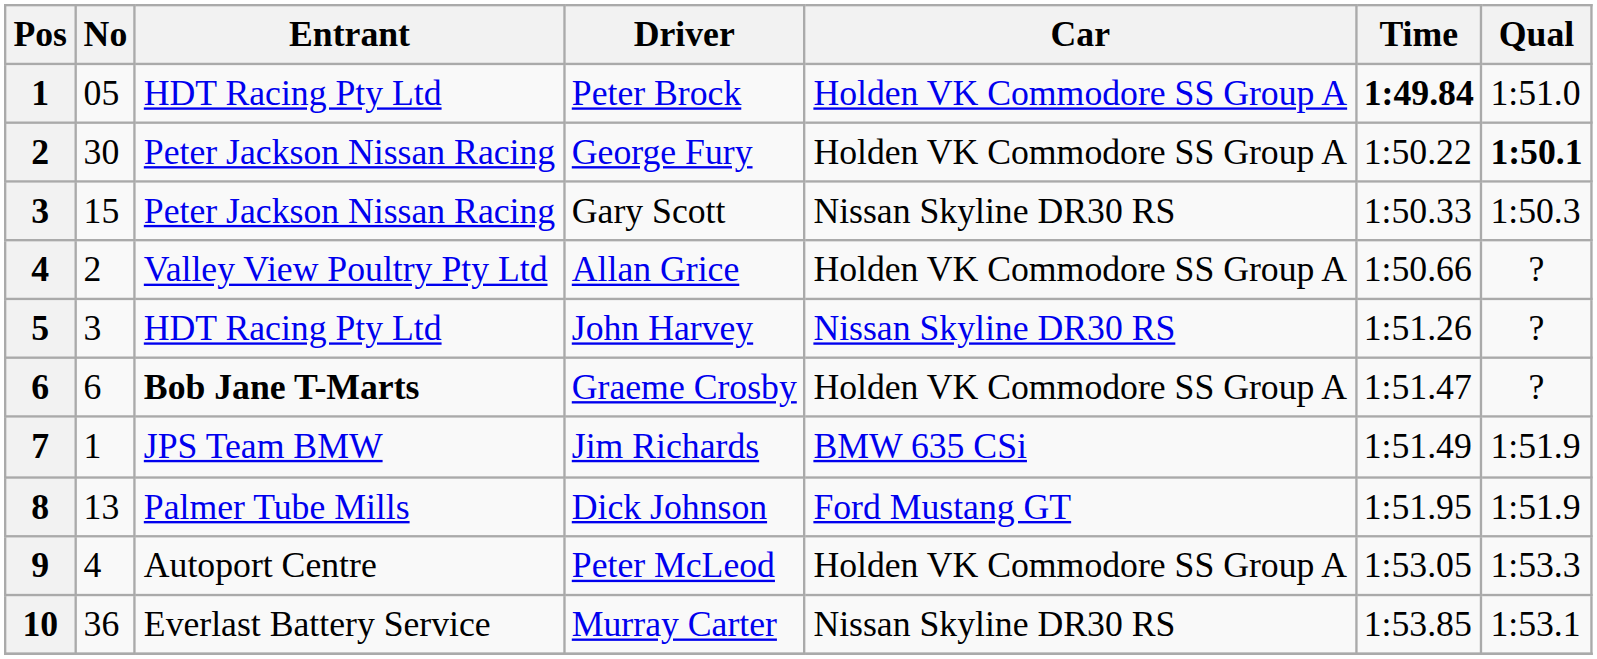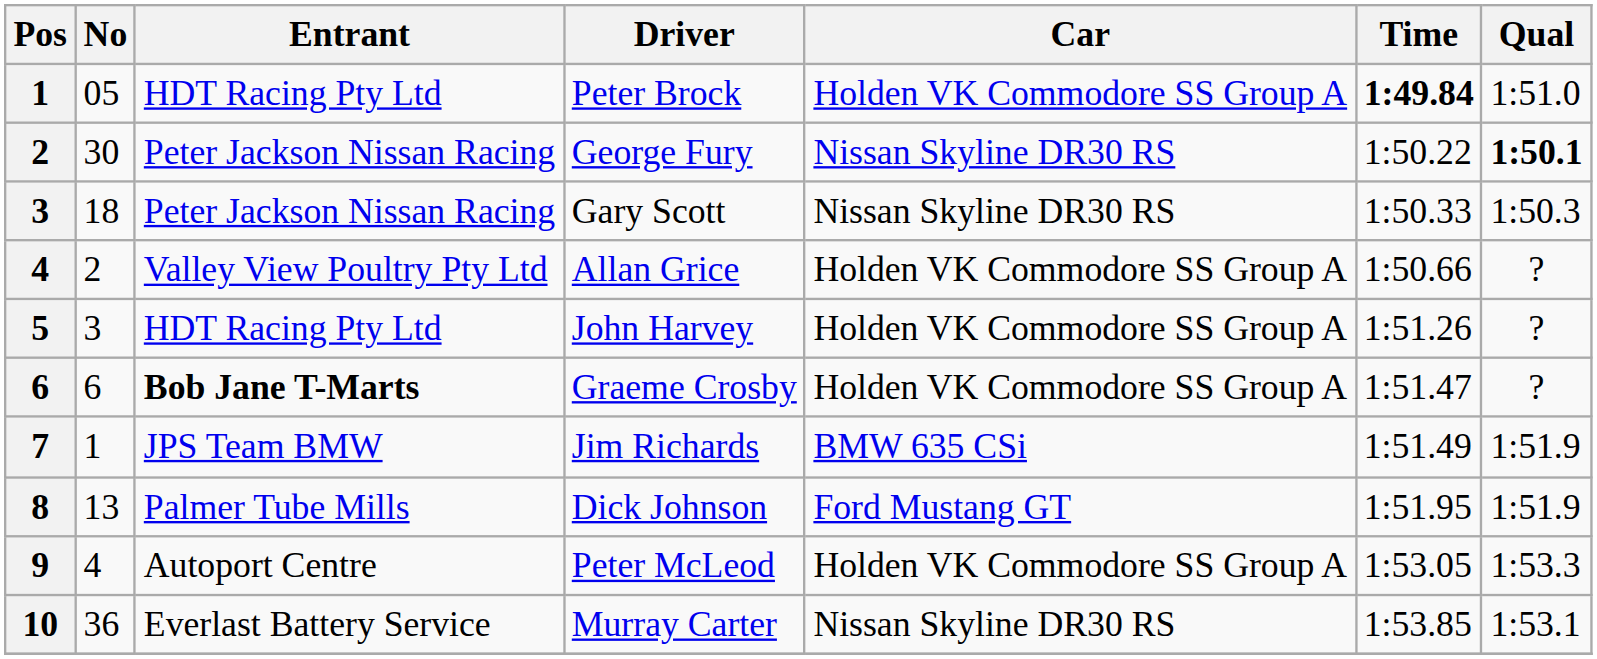(1080, 151) Holden VK Commodore SS Group A -> (994, 151) Nissan Skyline DR30 RS
(101, 210) 15 -> (101, 210) 18
(994, 328) Nissan Skyline DR30 RS -> (1080, 328) Holden VK Commodore SS Group A
